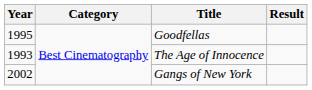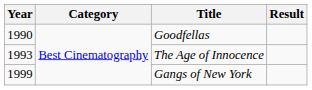(20, 34) 1995 -> (20, 34) 1990
(20, 74) 2002 -> (20, 74) 1999
